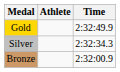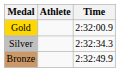(94, 28) 2:32:49.9 -> (94, 28) 2:32:00.9
(94, 59) 2:32:00.9 -> (94, 59) 2:32:49.9
